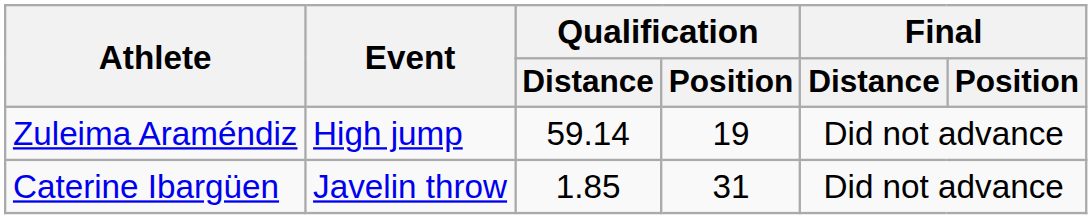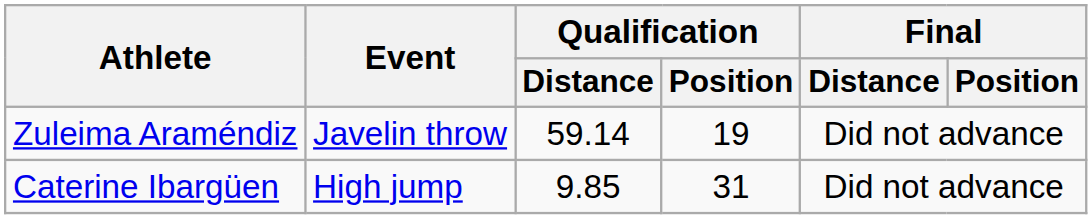(388, 134) High jump -> (410, 134) Javelin throw
(410, 187) Javelin throw -> (388, 187) High jump
(588, 187) 1.85 -> (588, 187) 9.85
